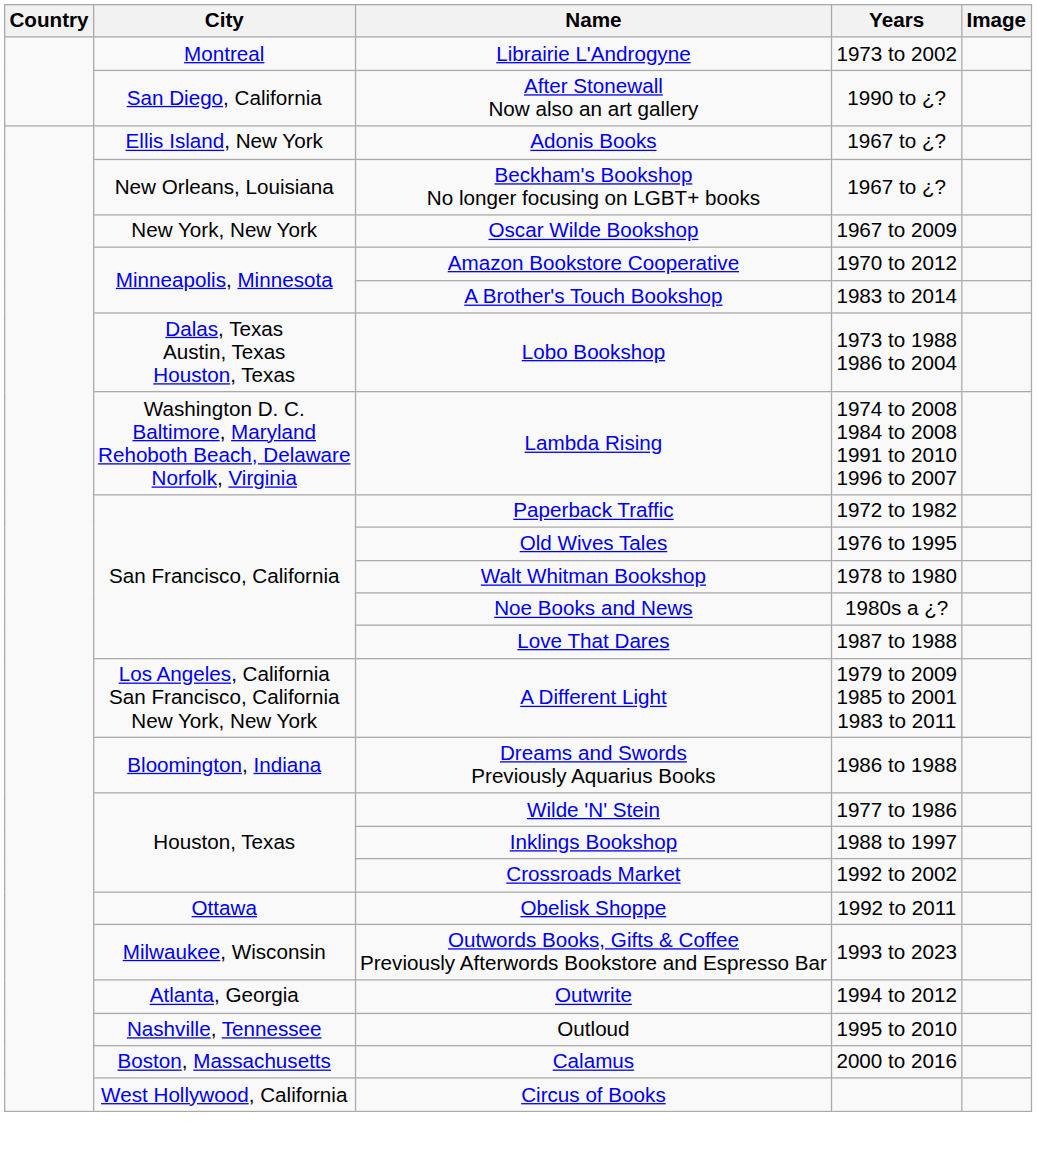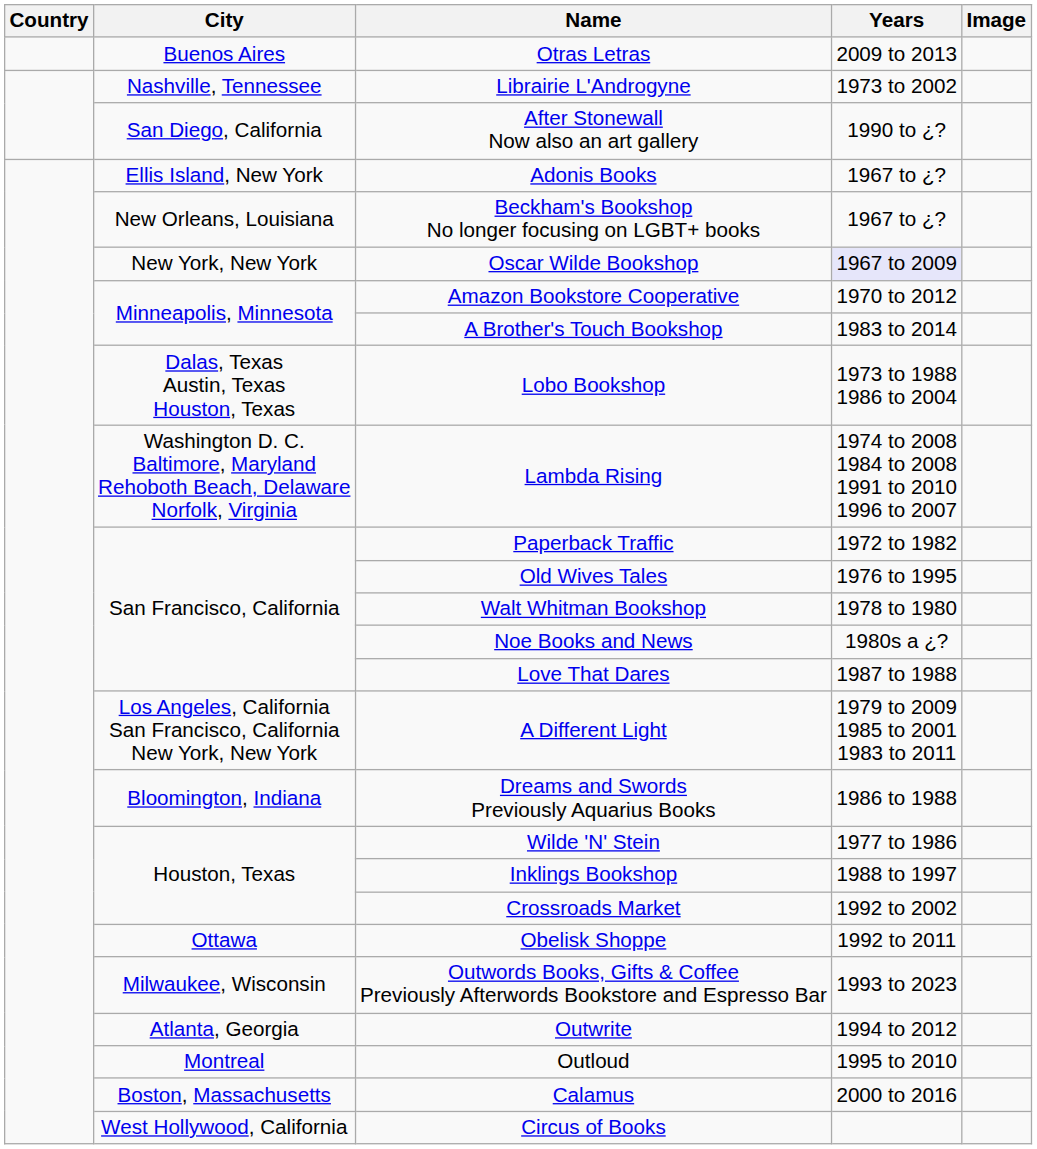+ row: (593, 53)
(224, 53) Montreal -> (224, 86) Nashville, Tennessee
(897, 230) no background -> (897, 263) lavender background
(224, 1029) Nashville, Tennessee -> (224, 1061) Montreal
